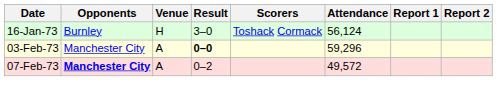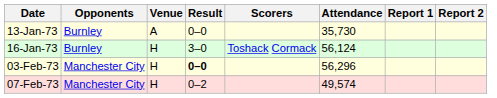+ row: (32, 31)
(159, 48) A -> (154, 66) H
(344, 48) 59,296 -> (339, 66) 56,296
(107, 66) bold -> (104, 84) normal
(159, 66) A -> (154, 84) H
(344, 66) 49,572 -> (339, 84) 49,574
